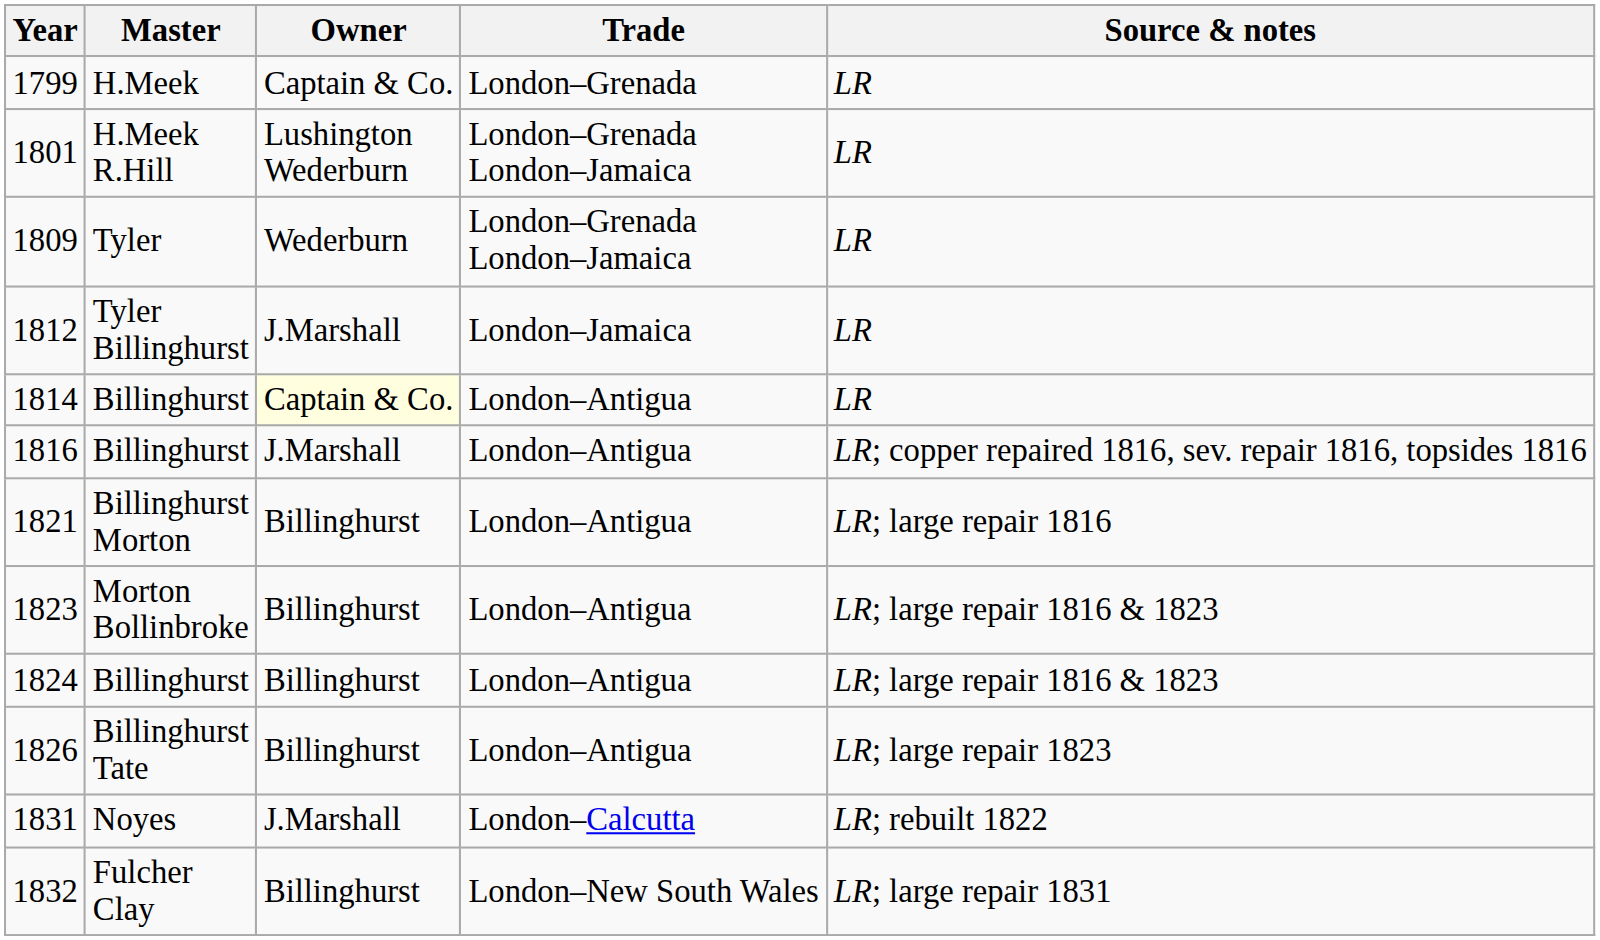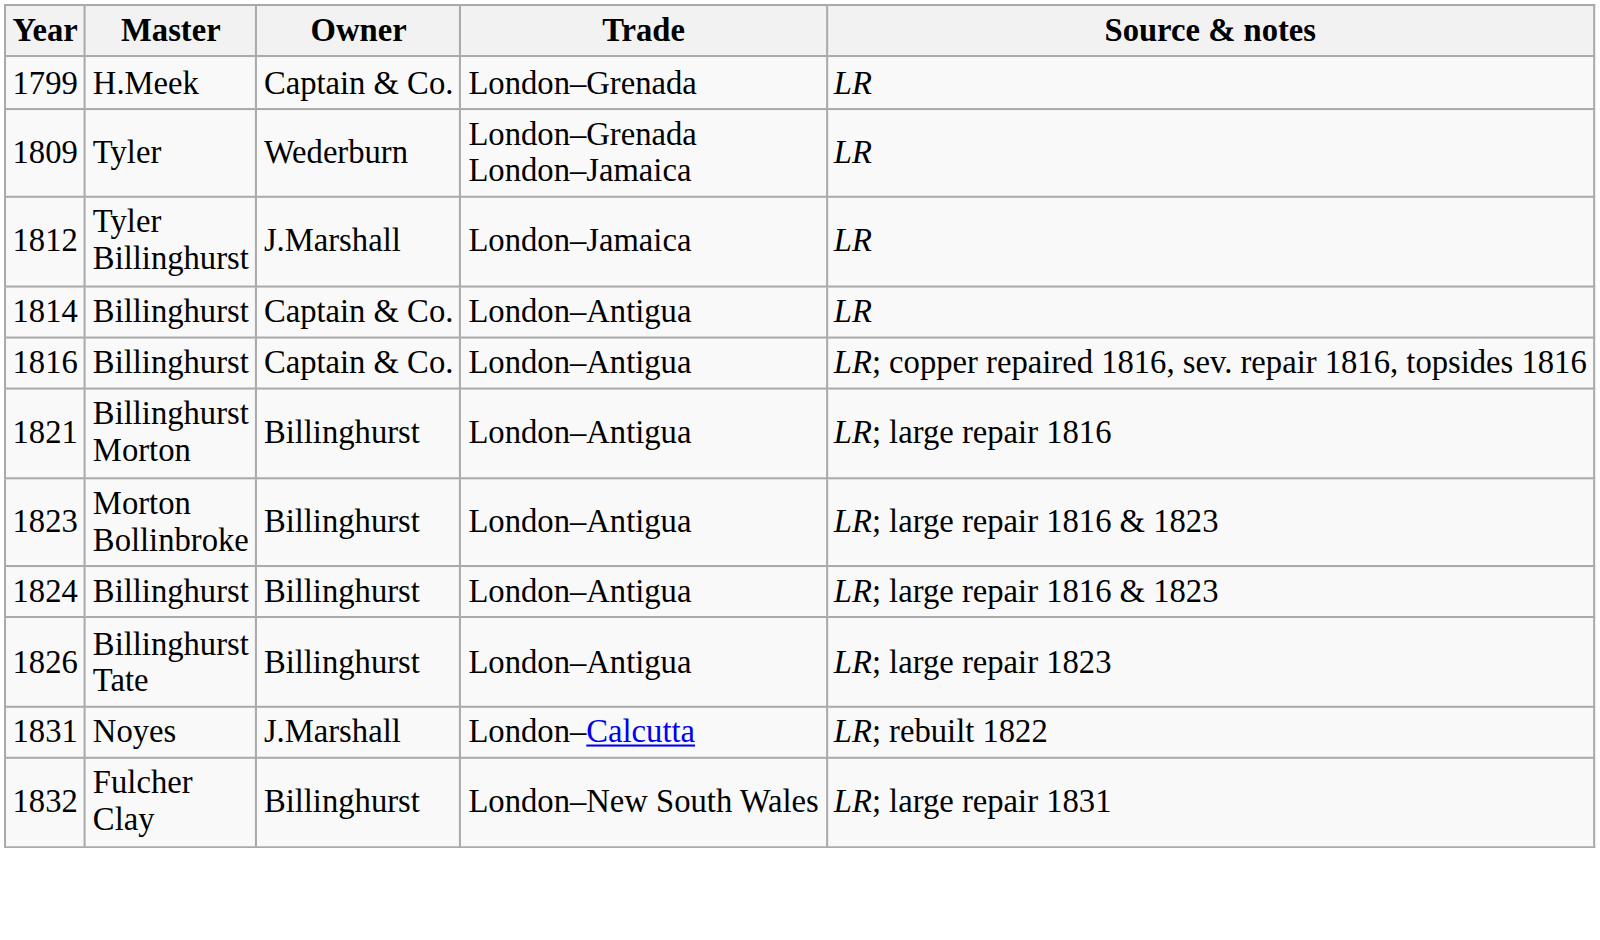- row: (45, 152)
(359, 399) lightyellow background -> (359, 310) no background
(332, 451) J.Marshall -> (359, 362) Captain & Co.
